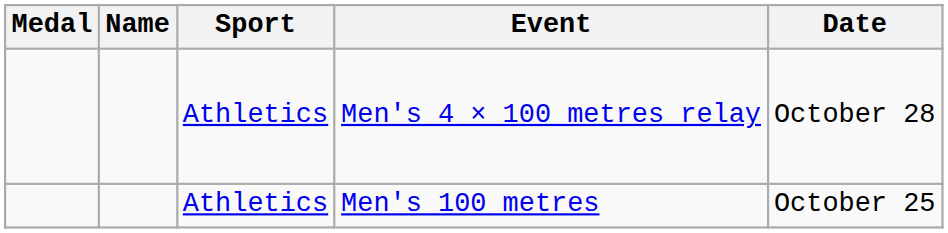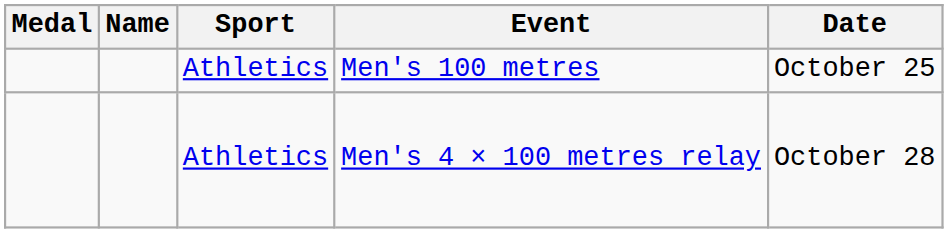rows swapped: (470, 206) <-> (551, 116)
